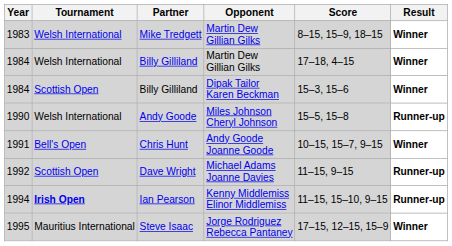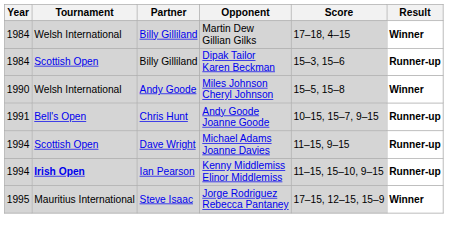- row: (171, 35)
(410, 90) Winner -> (415, 62) Runner-up
(419, 117) Runner-up -> (406, 90) Winner
(410, 145) Winner -> (415, 117) Runner-up
(18, 172) 1992 -> (18, 145) 1994
